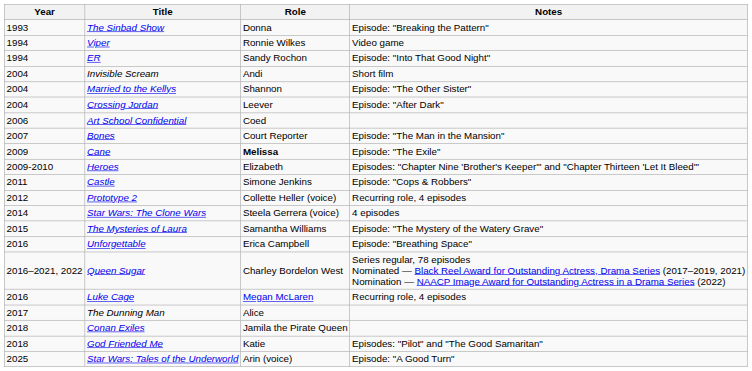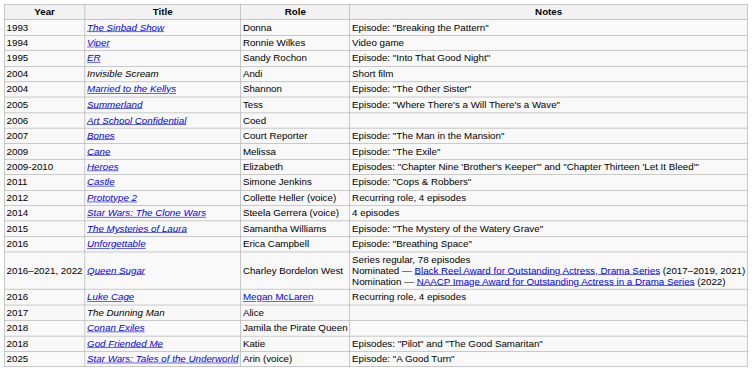(17, 58) 1994 -> (17, 58) 1995
- row: (123, 105)
+ row: (115, 105)
(261, 151) bold -> (259, 151) normal
